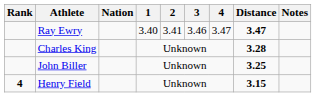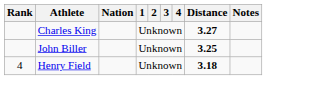- row: (60, 30)
(256, 48) 3.28 -> (207, 30) 3.27
(20, 83) bold -> (20, 65) normal
(256, 83) 3.15 -> (207, 65) 3.18
